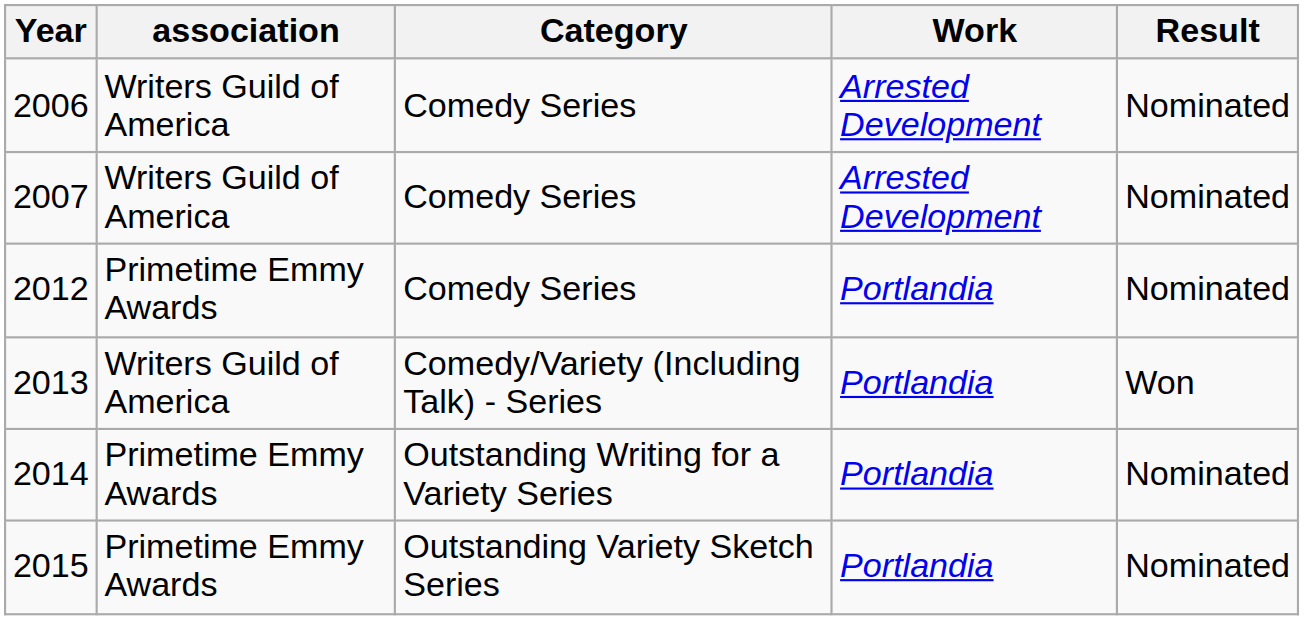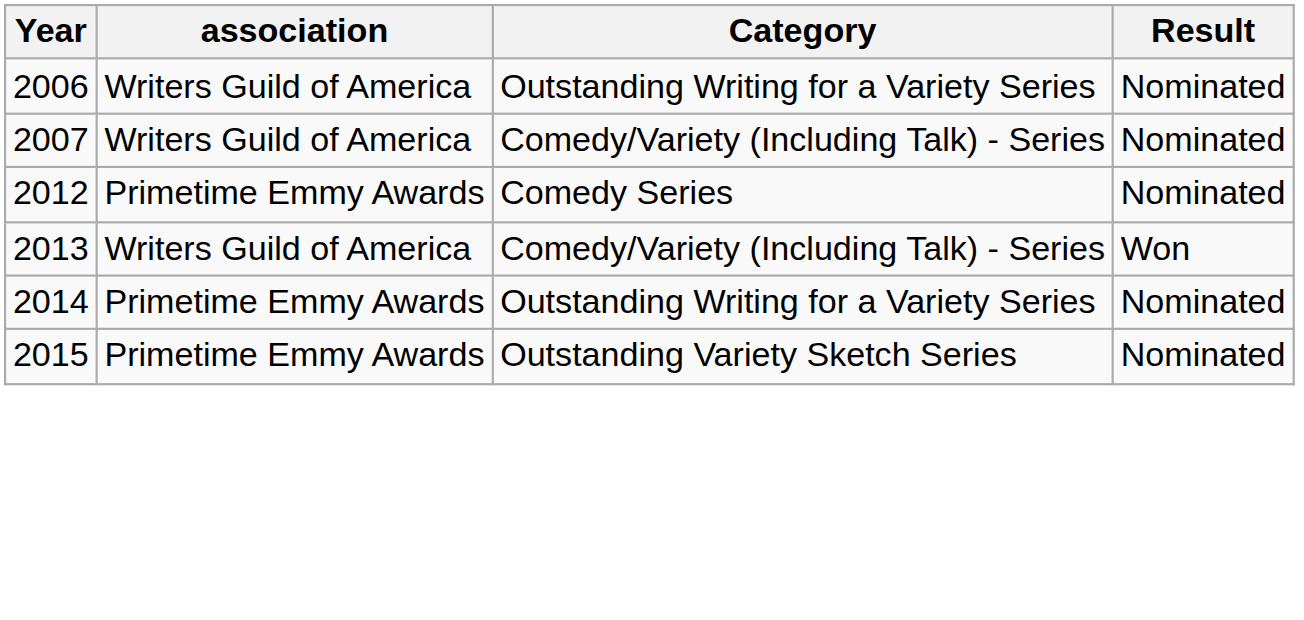- column: (975, 31)
(520, 104) Comedy Series -> (798, 85) Outstanding Writing for a Variety Series
(520, 197) Comedy Series -> (803, 139) Comedy/Variety (Including Talk) - Series
